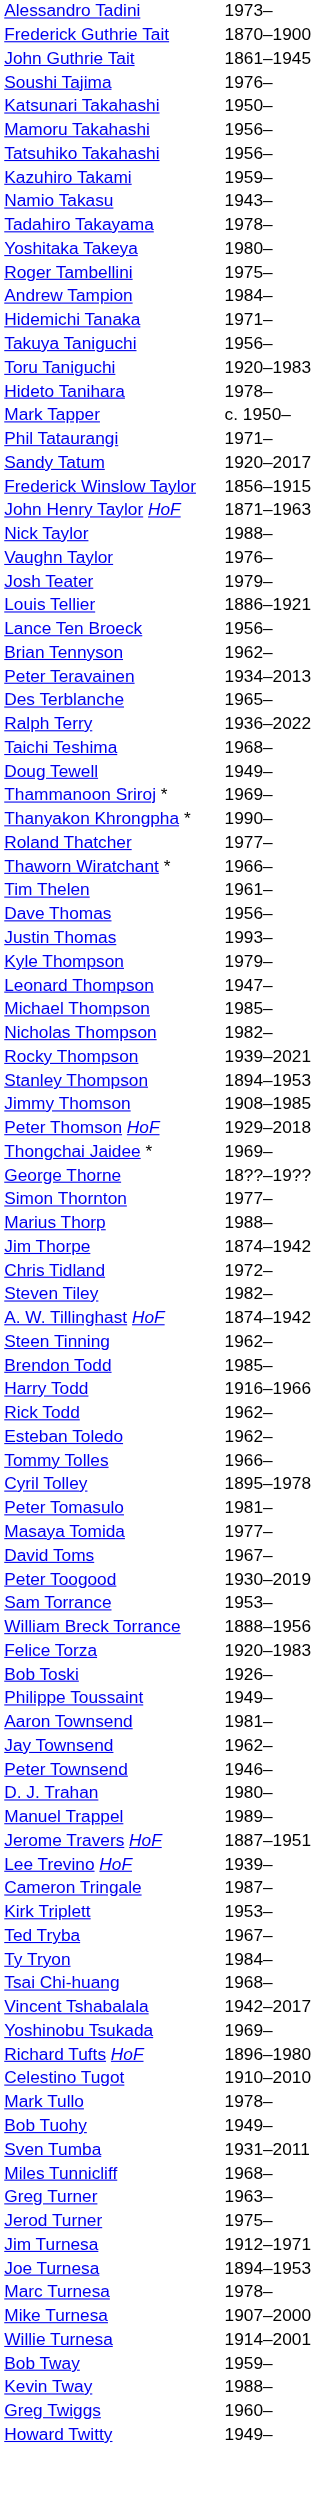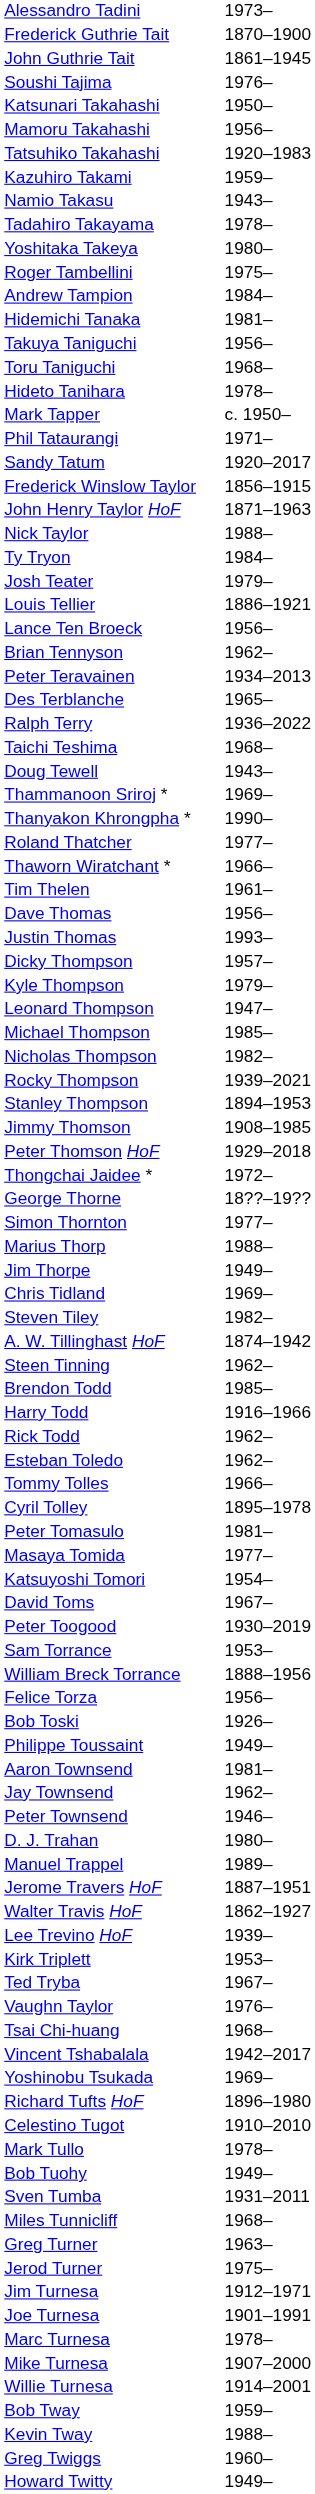(249, 153) 1956– -> (268, 153) 1920–1983
(249, 319) 1971– -> (249, 319) 1981–
(268, 367) 1920–1983 -> (249, 367) 1968–
rows swapped: (59, 557) <-> (37, 1959)
(249, 771) 1949– -> (249, 771) 1943–
+ row: (68, 961)
(249, 1151) 1969– -> (249, 1175) 1972–
(268, 1246) 1874–1942 -> (249, 1270) 1949–
(249, 1270) 1972– -> (249, 1293) 1969–
+ row: (75, 1579)
(268, 1650) 1920–1983 -> (249, 1697) 1956–
+ row: (73, 1911)
- row: (73, 1887)
(268, 2268) 1894–1953 -> (268, 2315) 1901–1991
